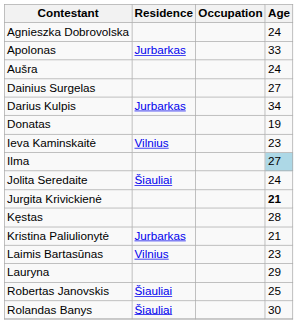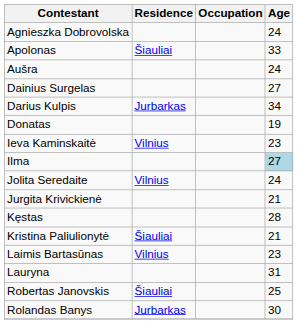(160, 50) Jurbarkas -> (153, 50) Šiauliai
(153, 180) Šiauliai -> (152, 180) Vilnius
(274, 198) bold -> (274, 198) normal
(160, 236) Jurbarkas -> (153, 236) Šiauliai
(274, 273) 29 -> (274, 273) 31
(153, 310) Šiauliai -> (160, 310) Jurbarkas
